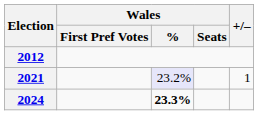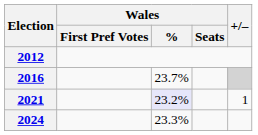+ row: (31, 78)
(173, 99) bold -> (172, 120) normal
